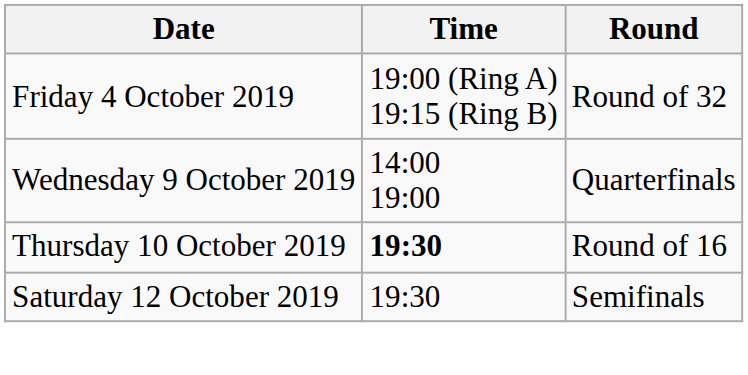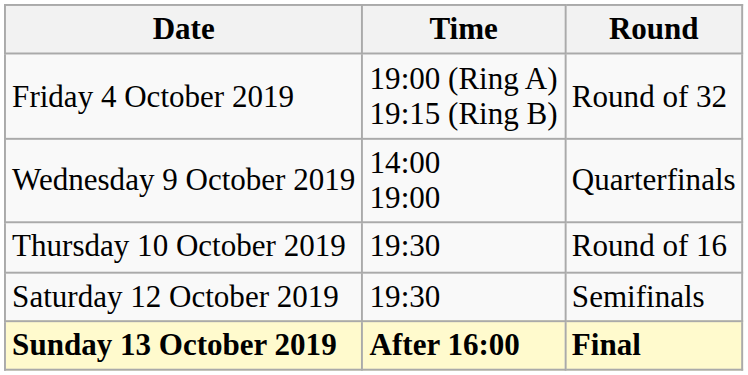(406, 246) bold -> (405, 246) normal
+ row: (174, 345)
